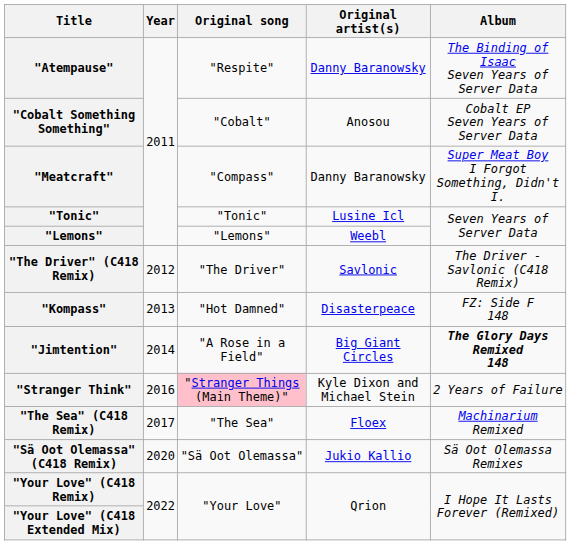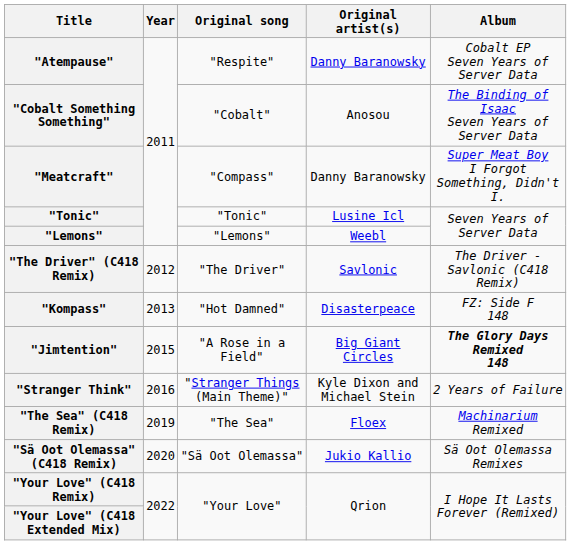(498, 68) The Binding of Isaac Seven Years of Server Data -> (498, 61) Cobalt EP Seven Years of Server Data
(498, 122) Cobalt EP Seven Years of Server Data -> (498, 115) The Binding of Isaac Seven Years of Server Data
(161, 350) 2014 -> (161, 350) 2015
(242, 390) pink background -> (242, 390) no background
(161, 423) 2017 -> (161, 423) 2019
